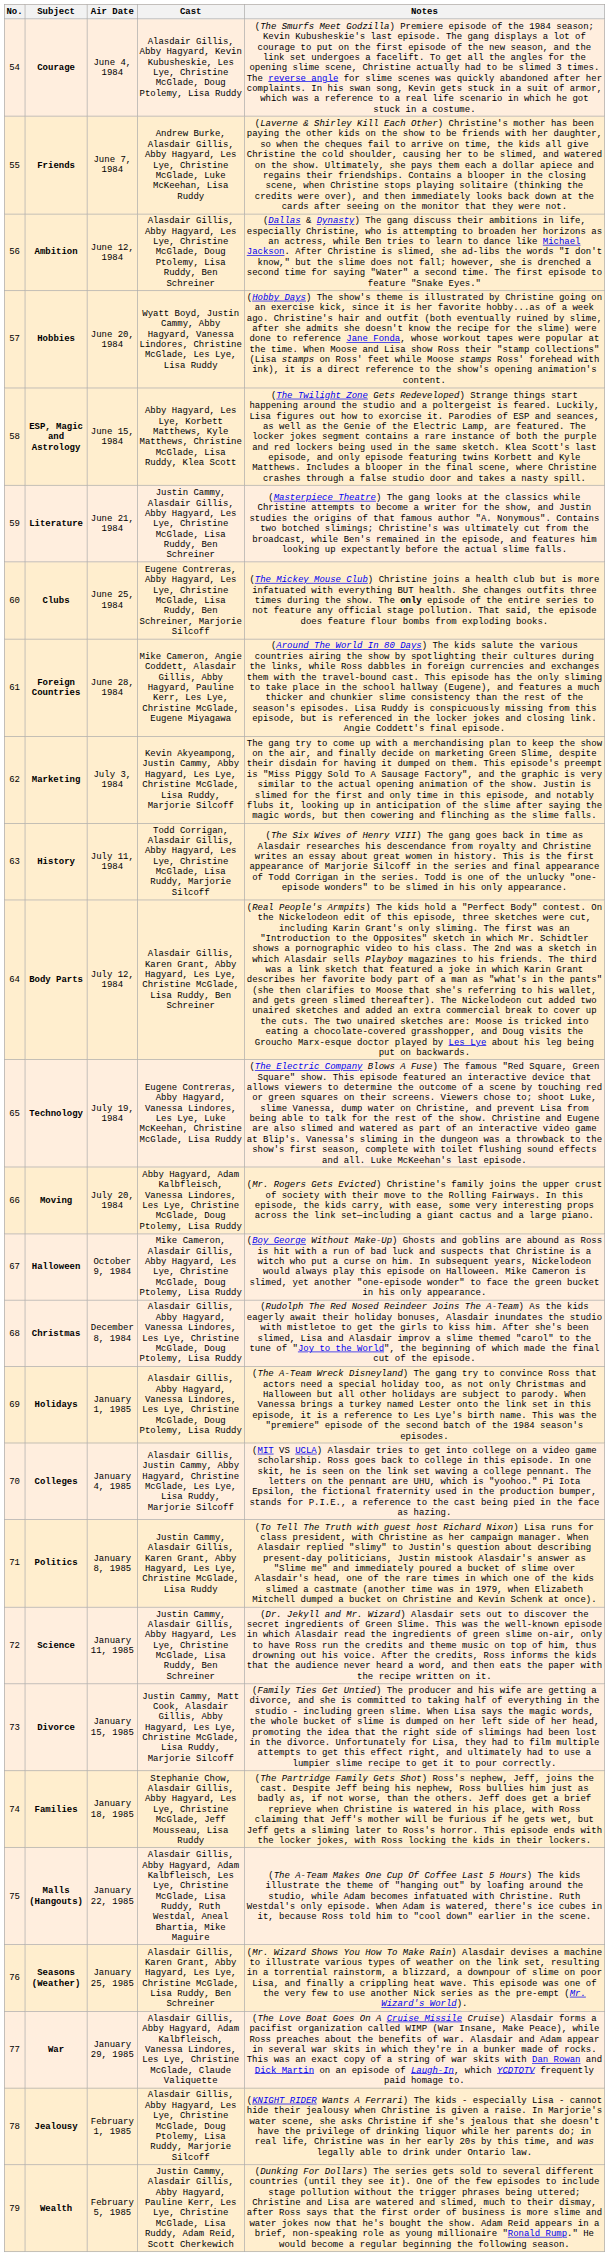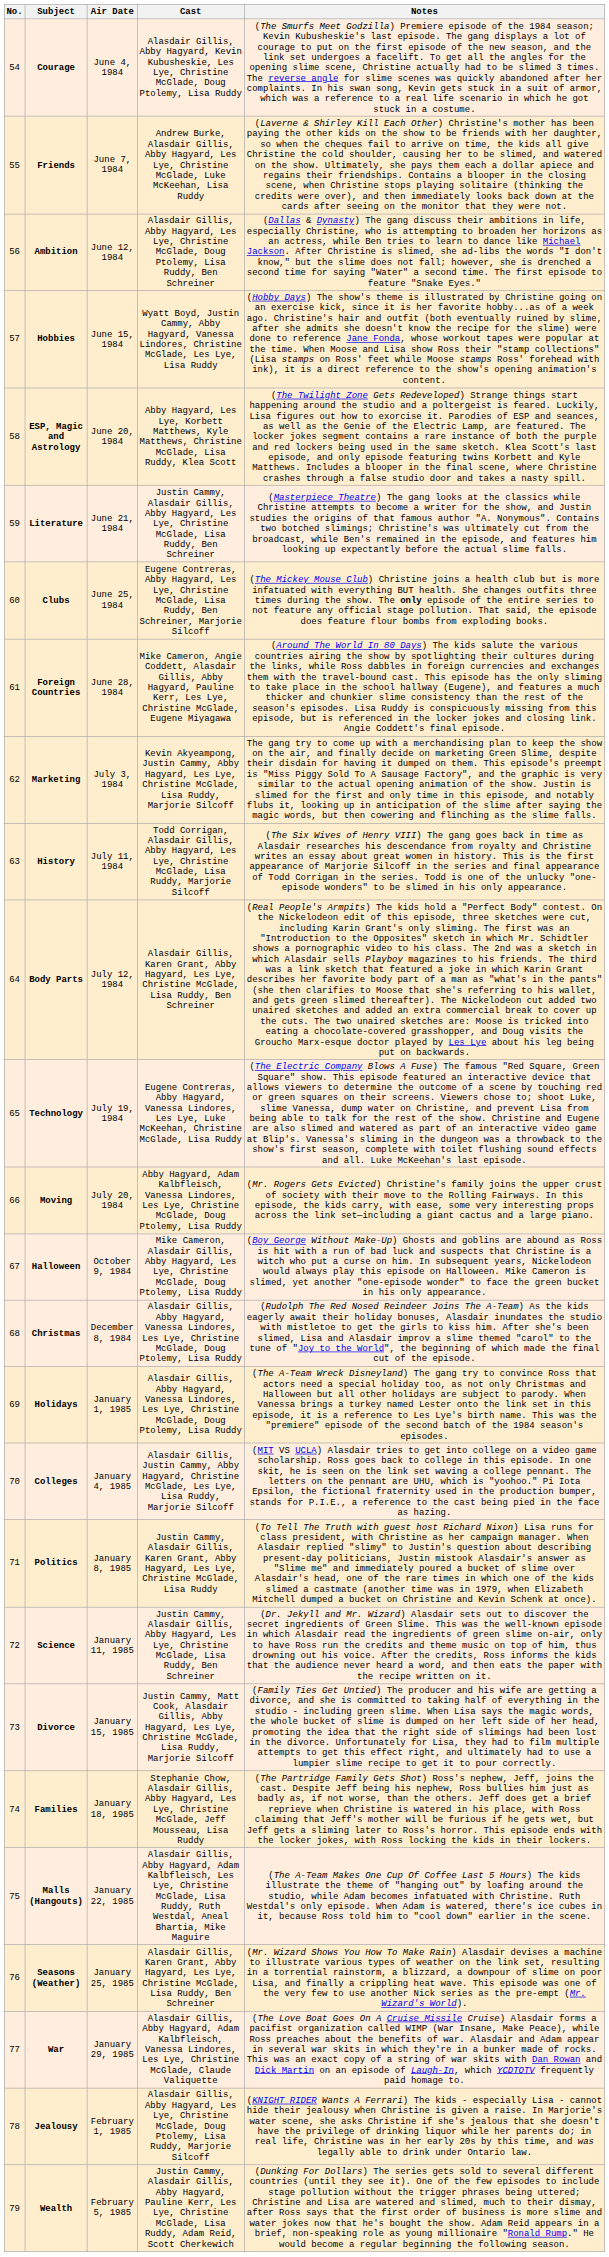(112, 339) June 20, 1984 -> (112, 339) June 15, 1984
(112, 437) June 15, 1984 -> (112, 437) June 20, 1984
